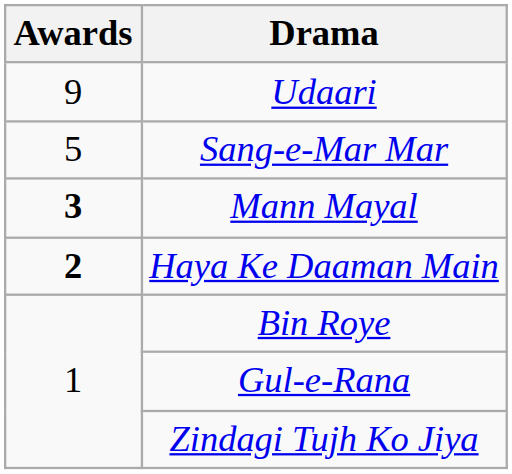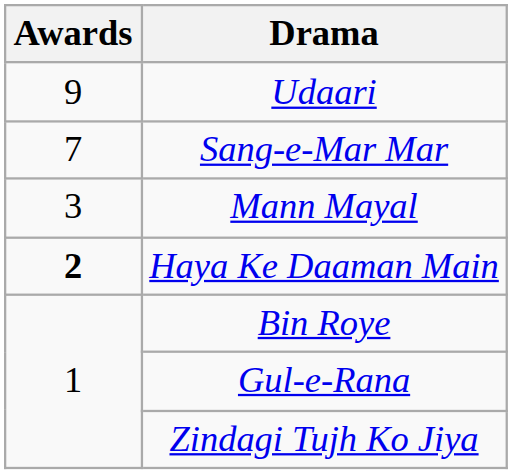(73, 149) 5 -> (73, 149) 7
(73, 206) bold -> (73, 206) normal
